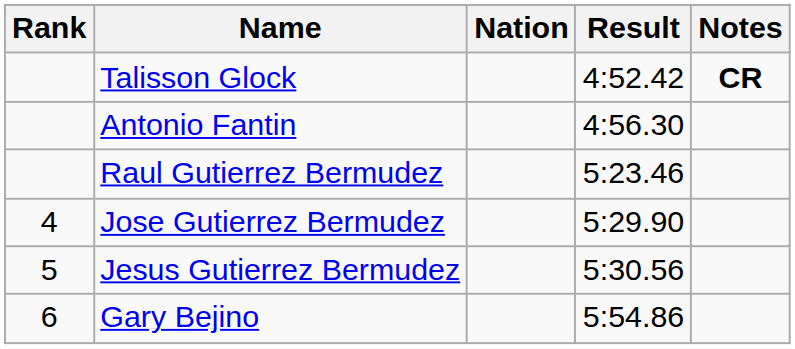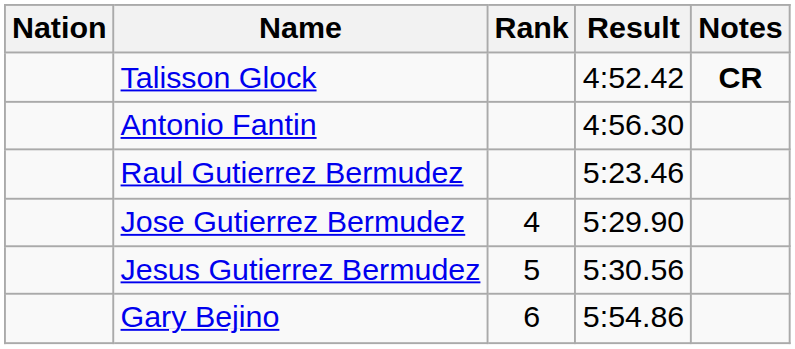columns swapped: (49, 28) <-> (521, 28)
